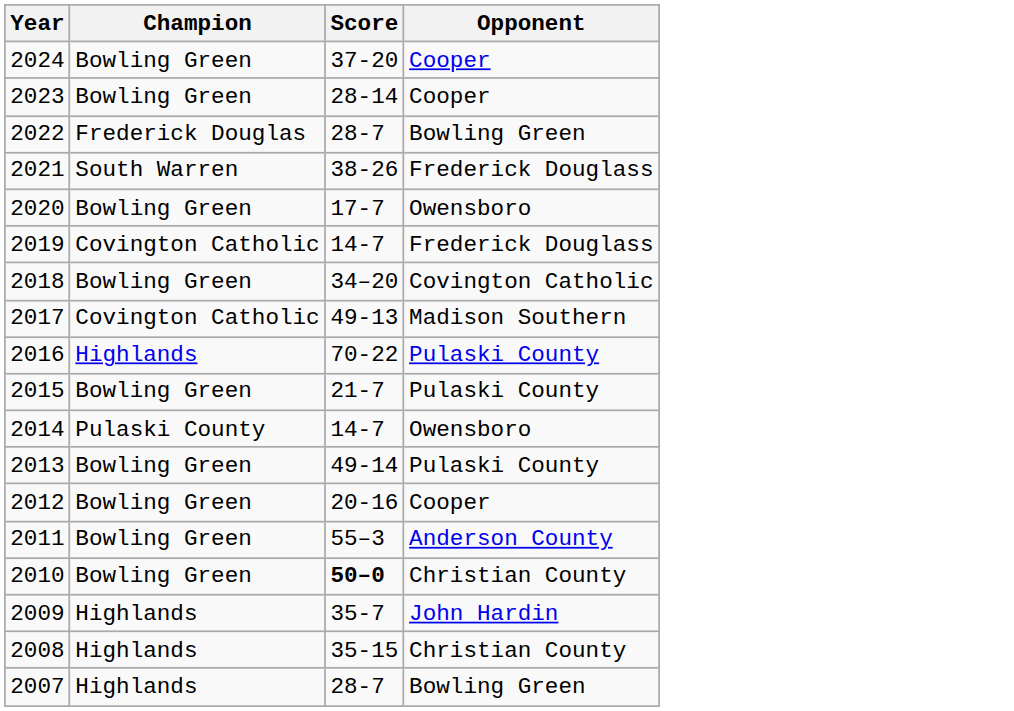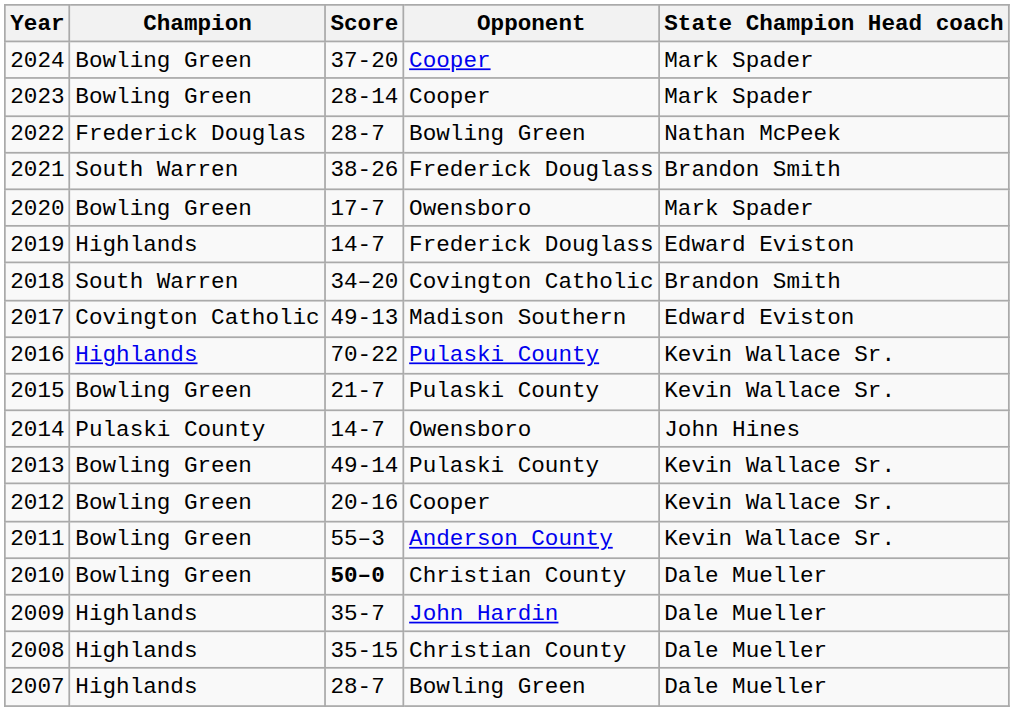+ column: (834, 23)
(198, 245) Covington Catholic -> (136, 245) Highlands
(164, 281) Bowling Green -> (157, 281) South Warren
